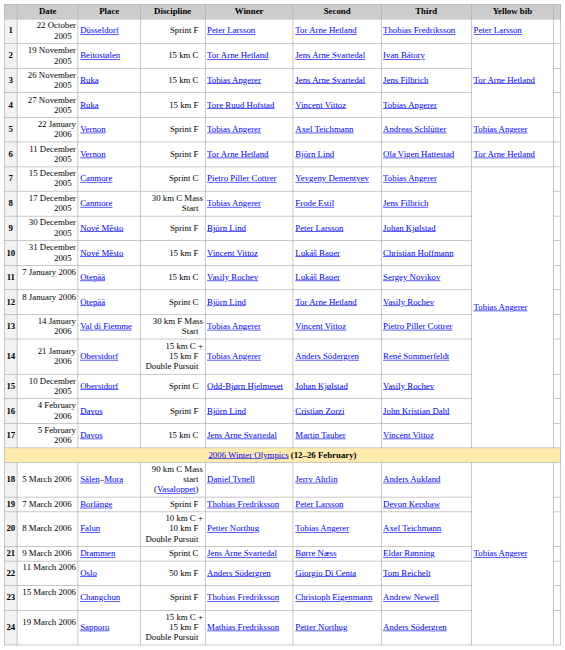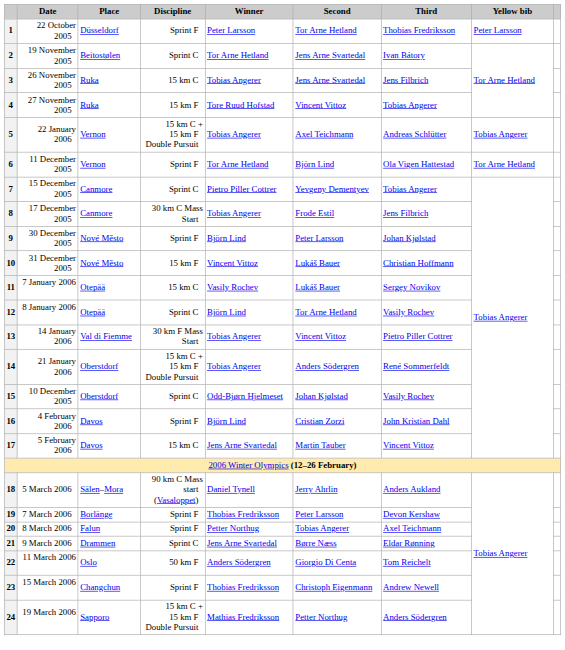(186, 55) 15 km C -> (186, 55) Sprint C
(186, 129) Sprint F -> (174, 134) 15 km C + 15 km F Double Pursuit
(174, 528) 10 km C + 10 km F Double Pursuit -> (186, 528) Sprint F
